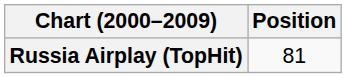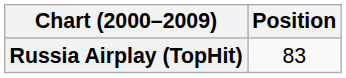(294, 55) 81 -> (294, 55) 83
